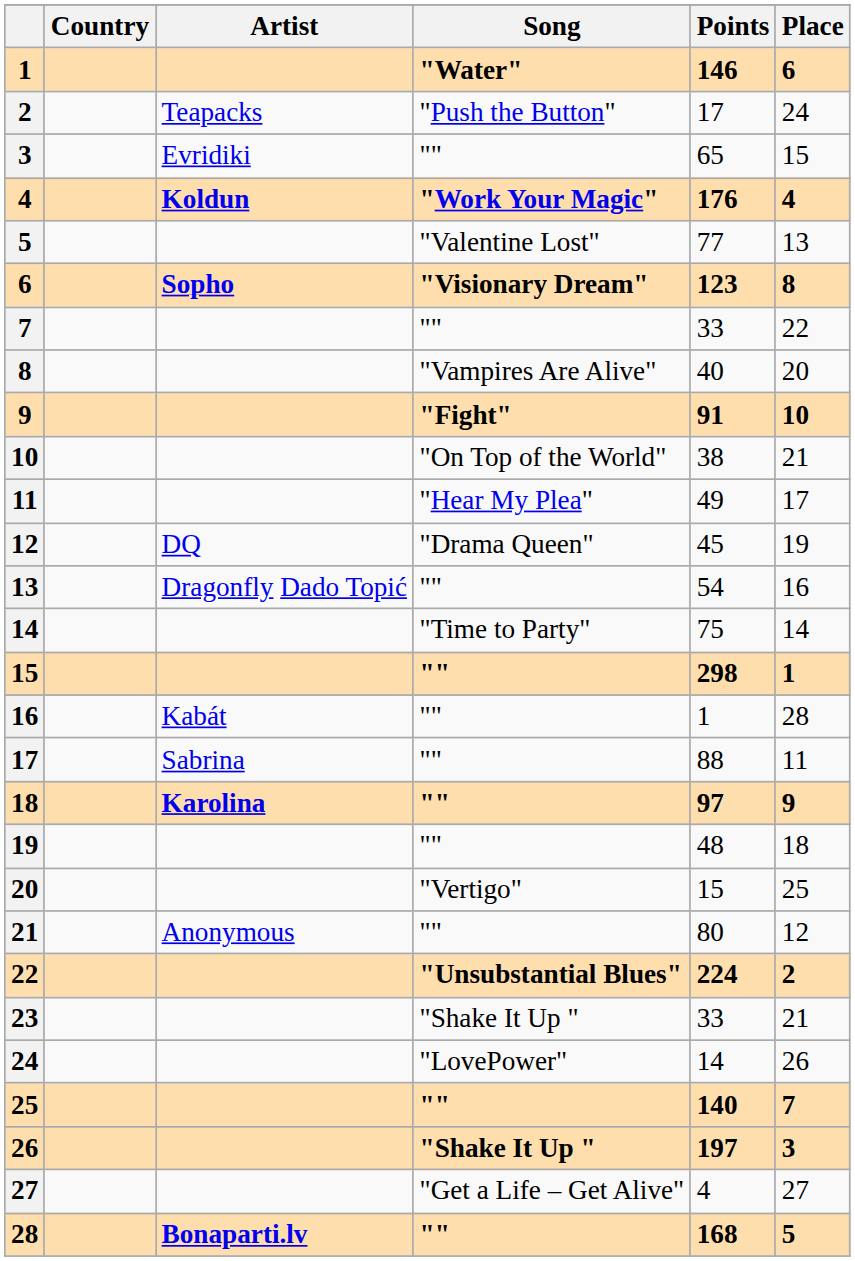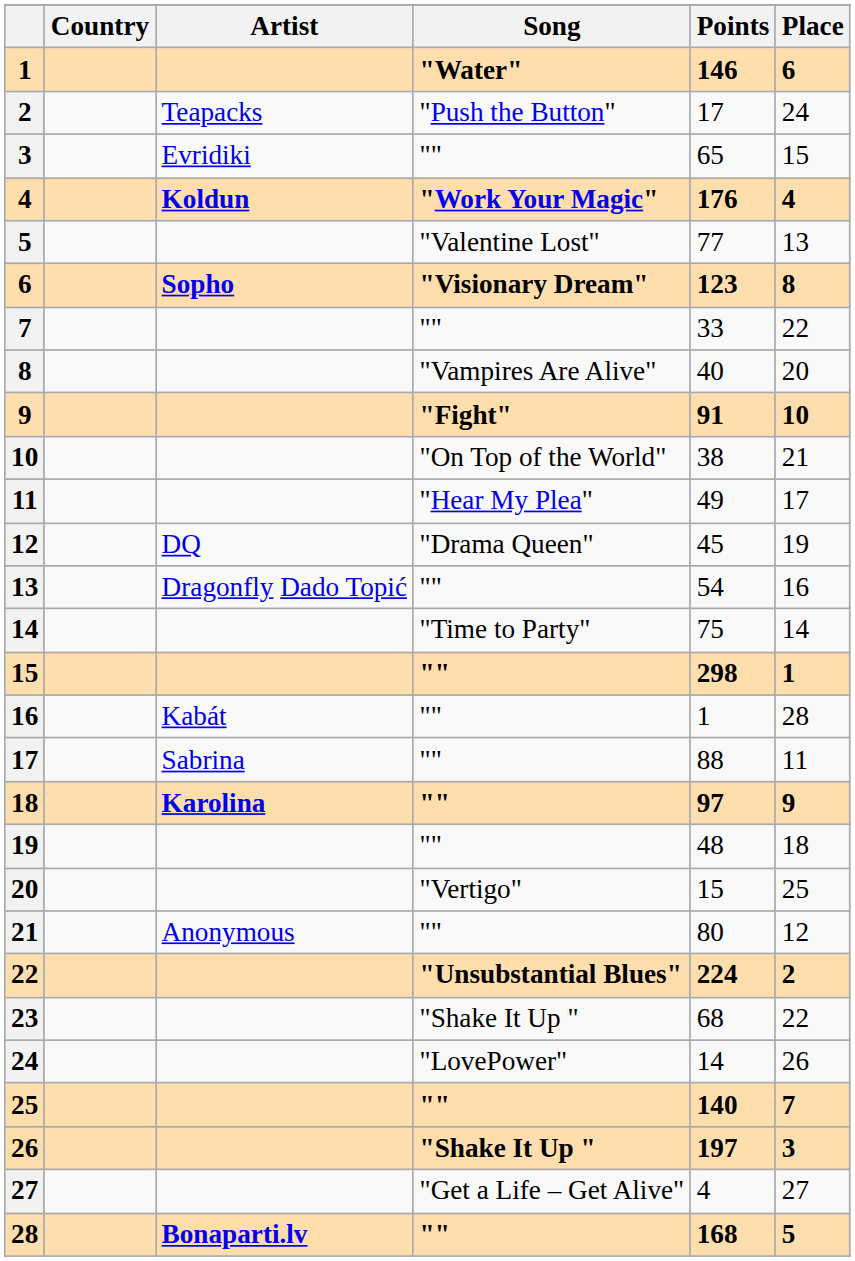(710, 1018) 33 -> (710, 1018) 68
(795, 1018) 21 -> (795, 1018) 22
